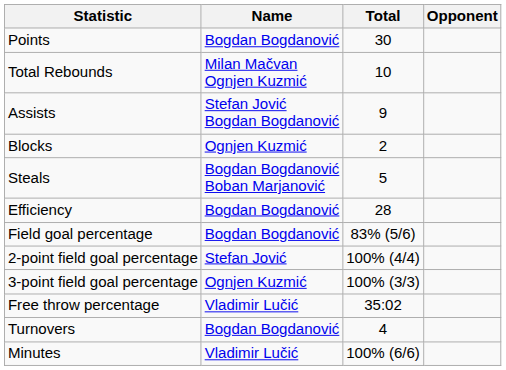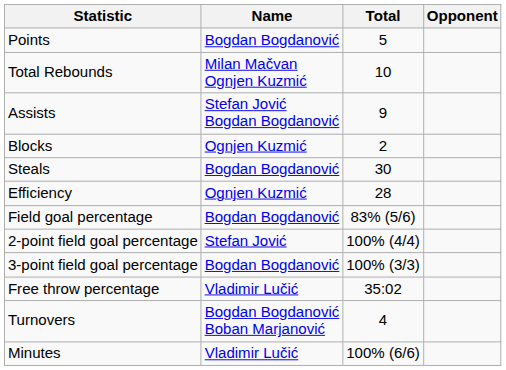(383, 40) 30 -> (383, 40) 5
(272, 177) Bogdan Bogdanović Boban Marjanović -> (272, 169) Bogdan Bogdanović
(383, 177) 5 -> (383, 169) 30
(272, 210) Bogdan Bogdanović -> (256, 193) Ognjen Kuzmić
(256, 281) Ognjen Kuzmić -> (272, 264) Bogdan Bogdanović
(272, 329) Bogdan Bogdanović -> (272, 321) Bogdan Bogdanović Boban Marjanović
